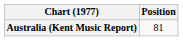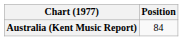(159, 28) 81 -> (159, 28) 84
